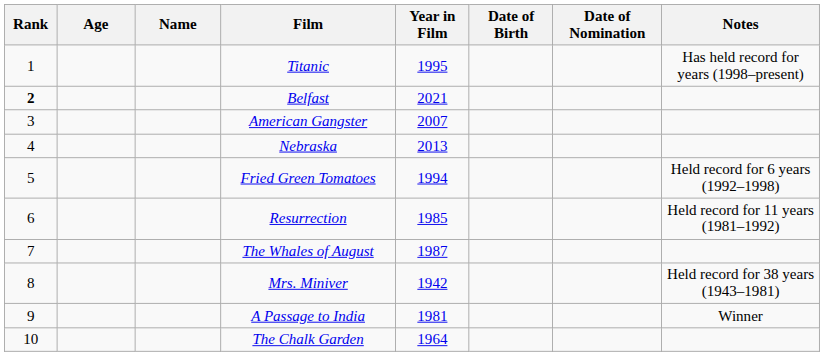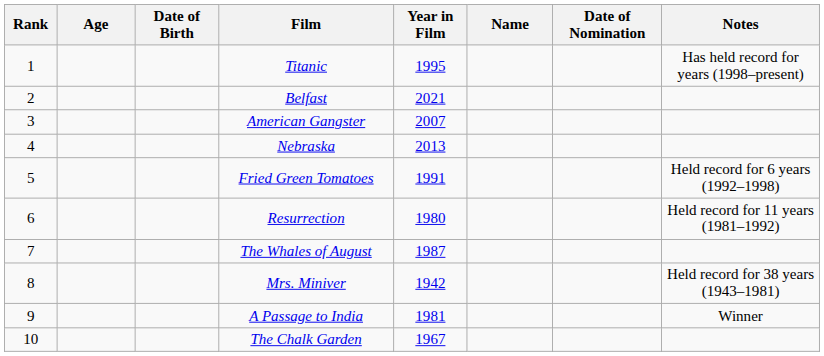columns swapped: (178, 24) <-> (511, 24)
(31, 97) bold -> (31, 97) normal
(432, 177) 1994 -> (430, 177) 1991
(432, 218) 1985 -> (430, 218) 1980
(432, 339) 1964 -> (430, 339) 1967
